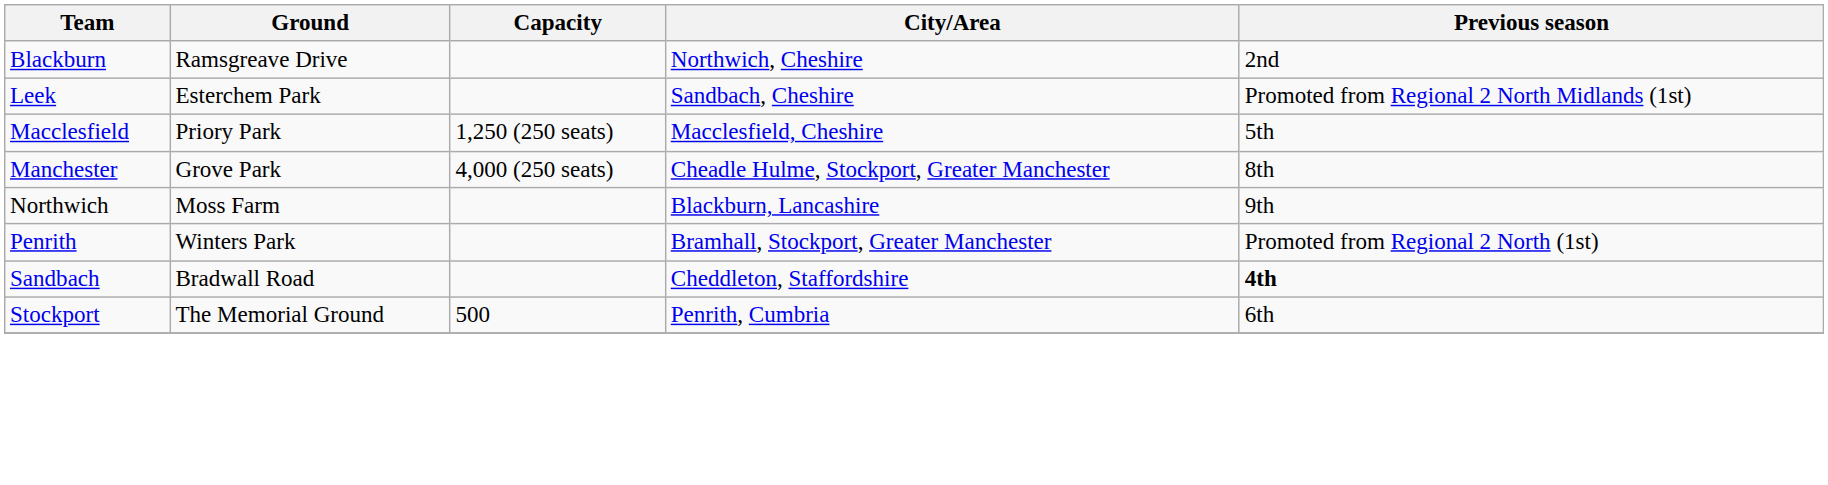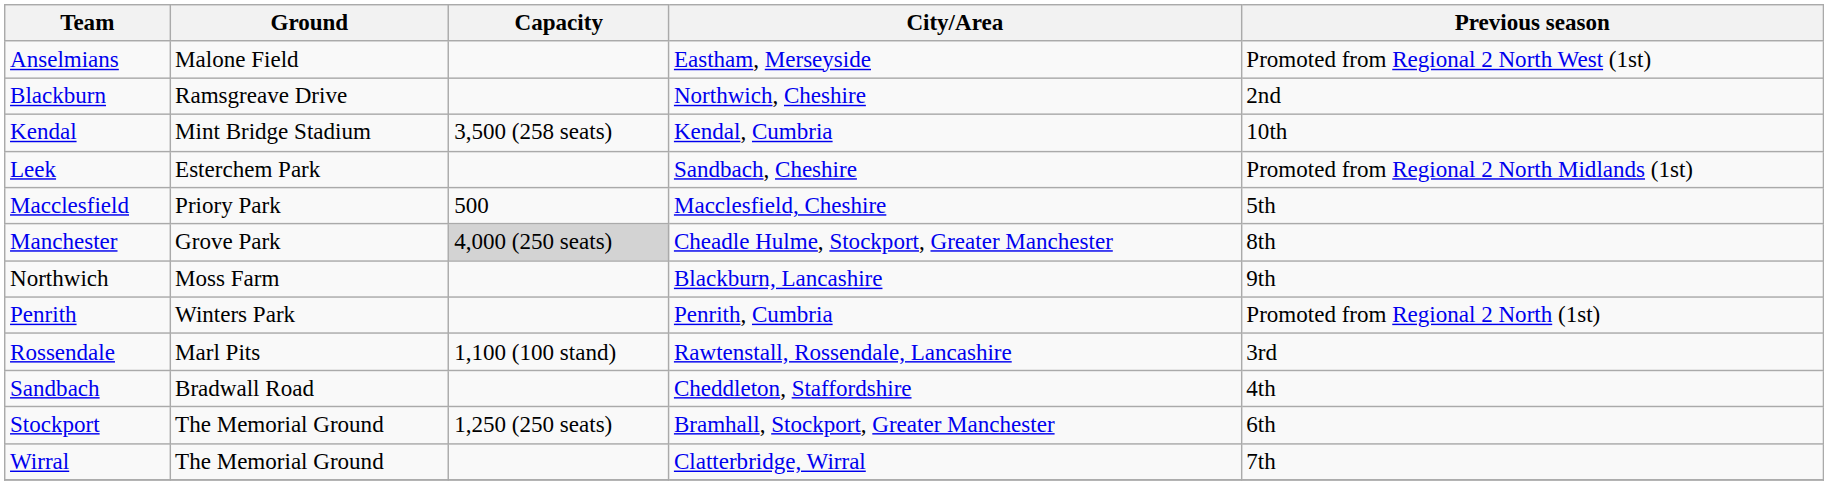+ row: (64, 59)
+ row: (43, 132)
(534, 132) 1,250 (250 seats) -> (472, 205) 500
(534, 168) no background -> (533, 242) lightgrey background
(861, 242) Bramhall, Stockport, Greater Manchester -> (753, 315) Penrith, Cumbria
+ row: (63, 351)
(1261, 278) bold -> (1261, 388) normal
(473, 315) 500 -> (533, 424) 1,250 (250 seats)
(750, 315) Penrith, Cumbria -> (864, 424) Bramhall, Stockport, Greater Manchester
+ row: (40, 461)
